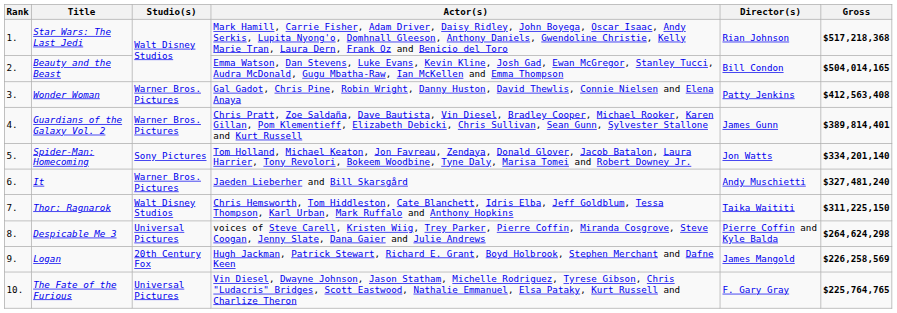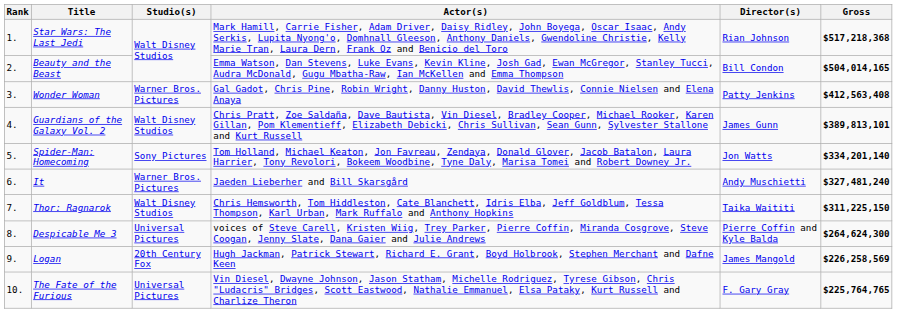(168, 125) Warner Bros. Pictures -> (165, 125) Walt Disney Studios
(856, 125) $389,814,401 -> (856, 125) $389,813,101
(856, 233) $264,624,298 -> (856, 233) $264,624,300
